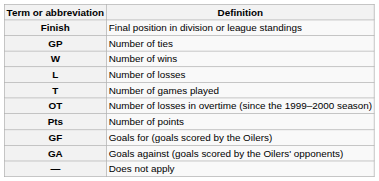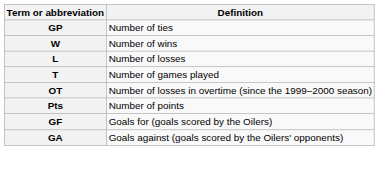- row: (55, 28)
- row: (55, 169)
